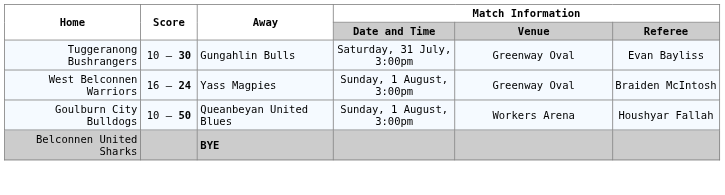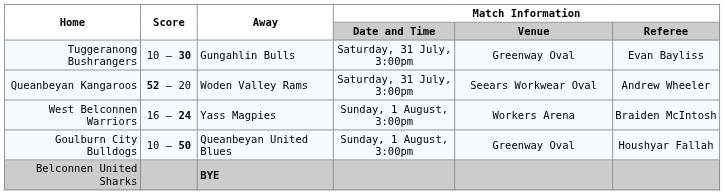+ row: (74, 85)
(534, 85) Greenway Oval -> (534, 115) Workers Arena
(534, 115) Workers Arena -> (534, 145) Greenway Oval
